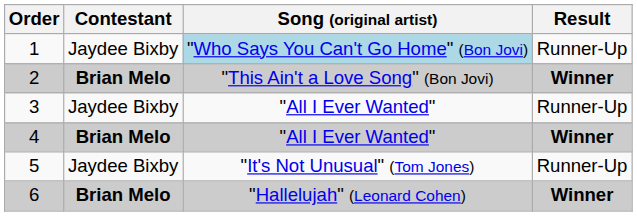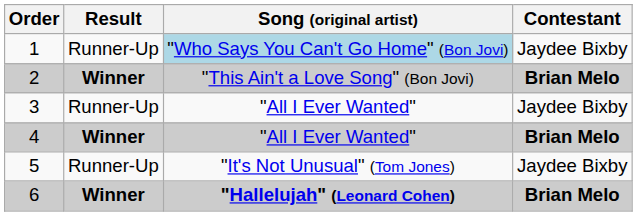columns swapped: (123, 19) <-> (582, 19)
(358, 195) normal -> (338, 195) bold
